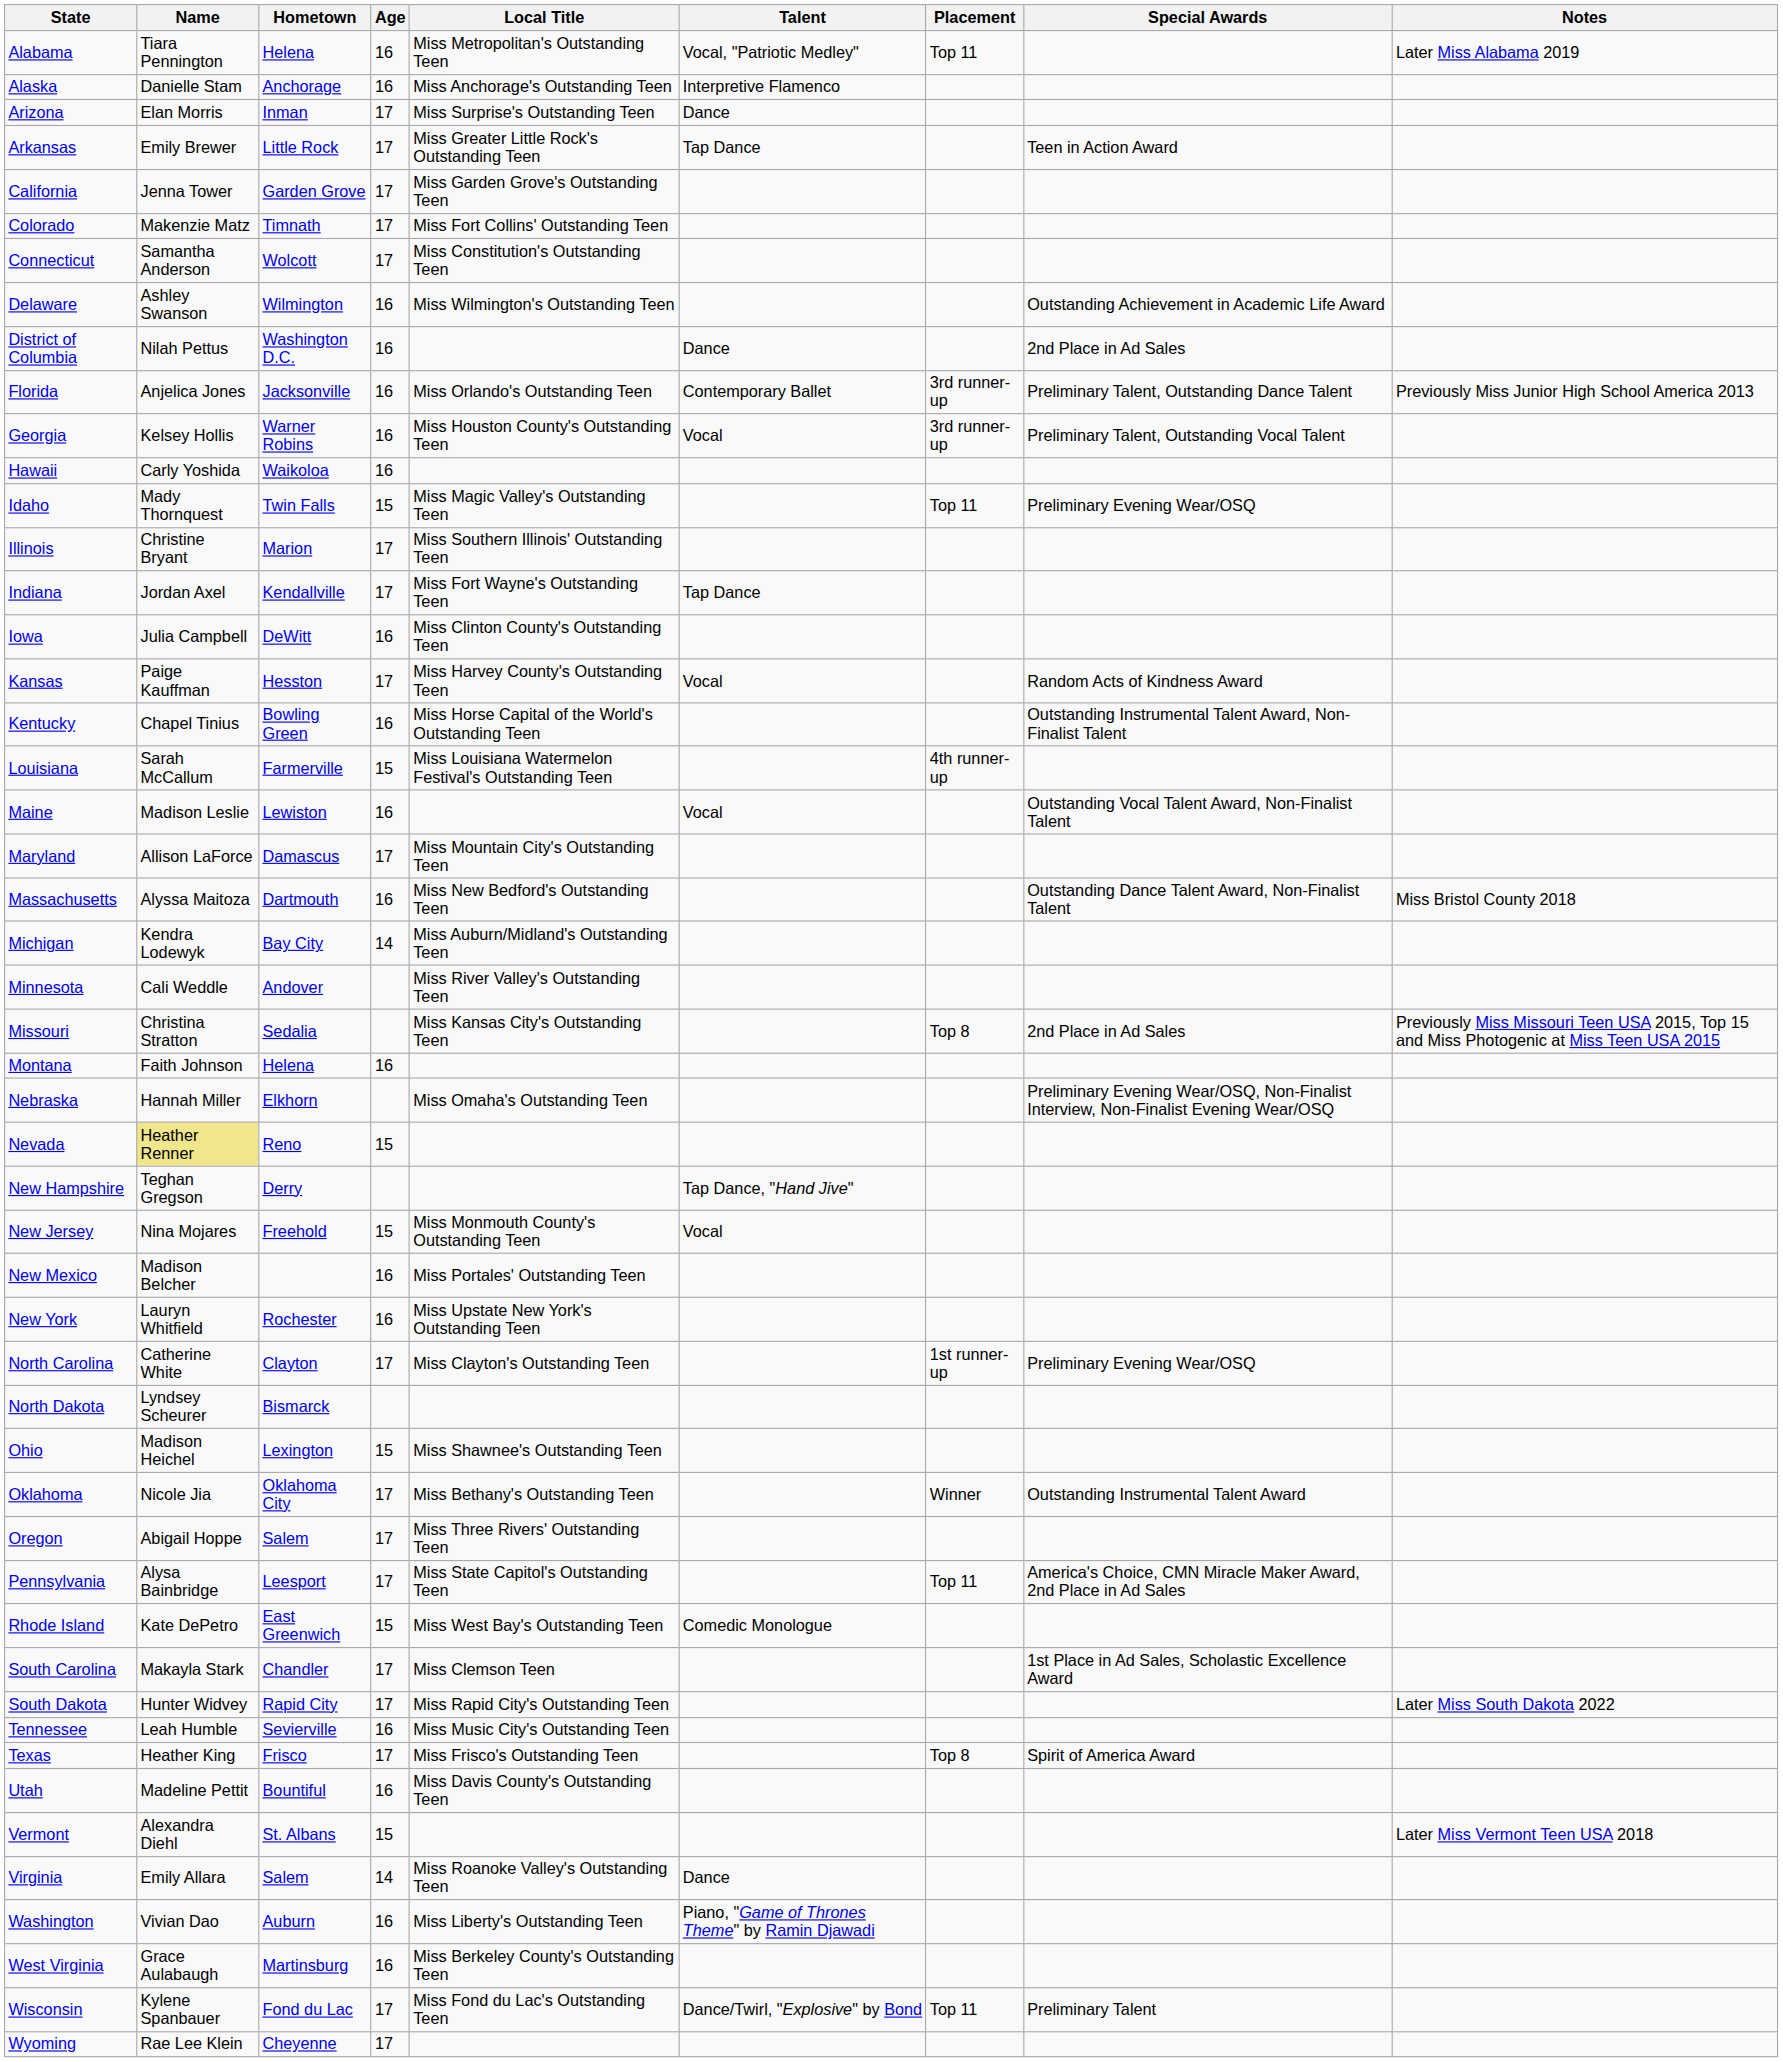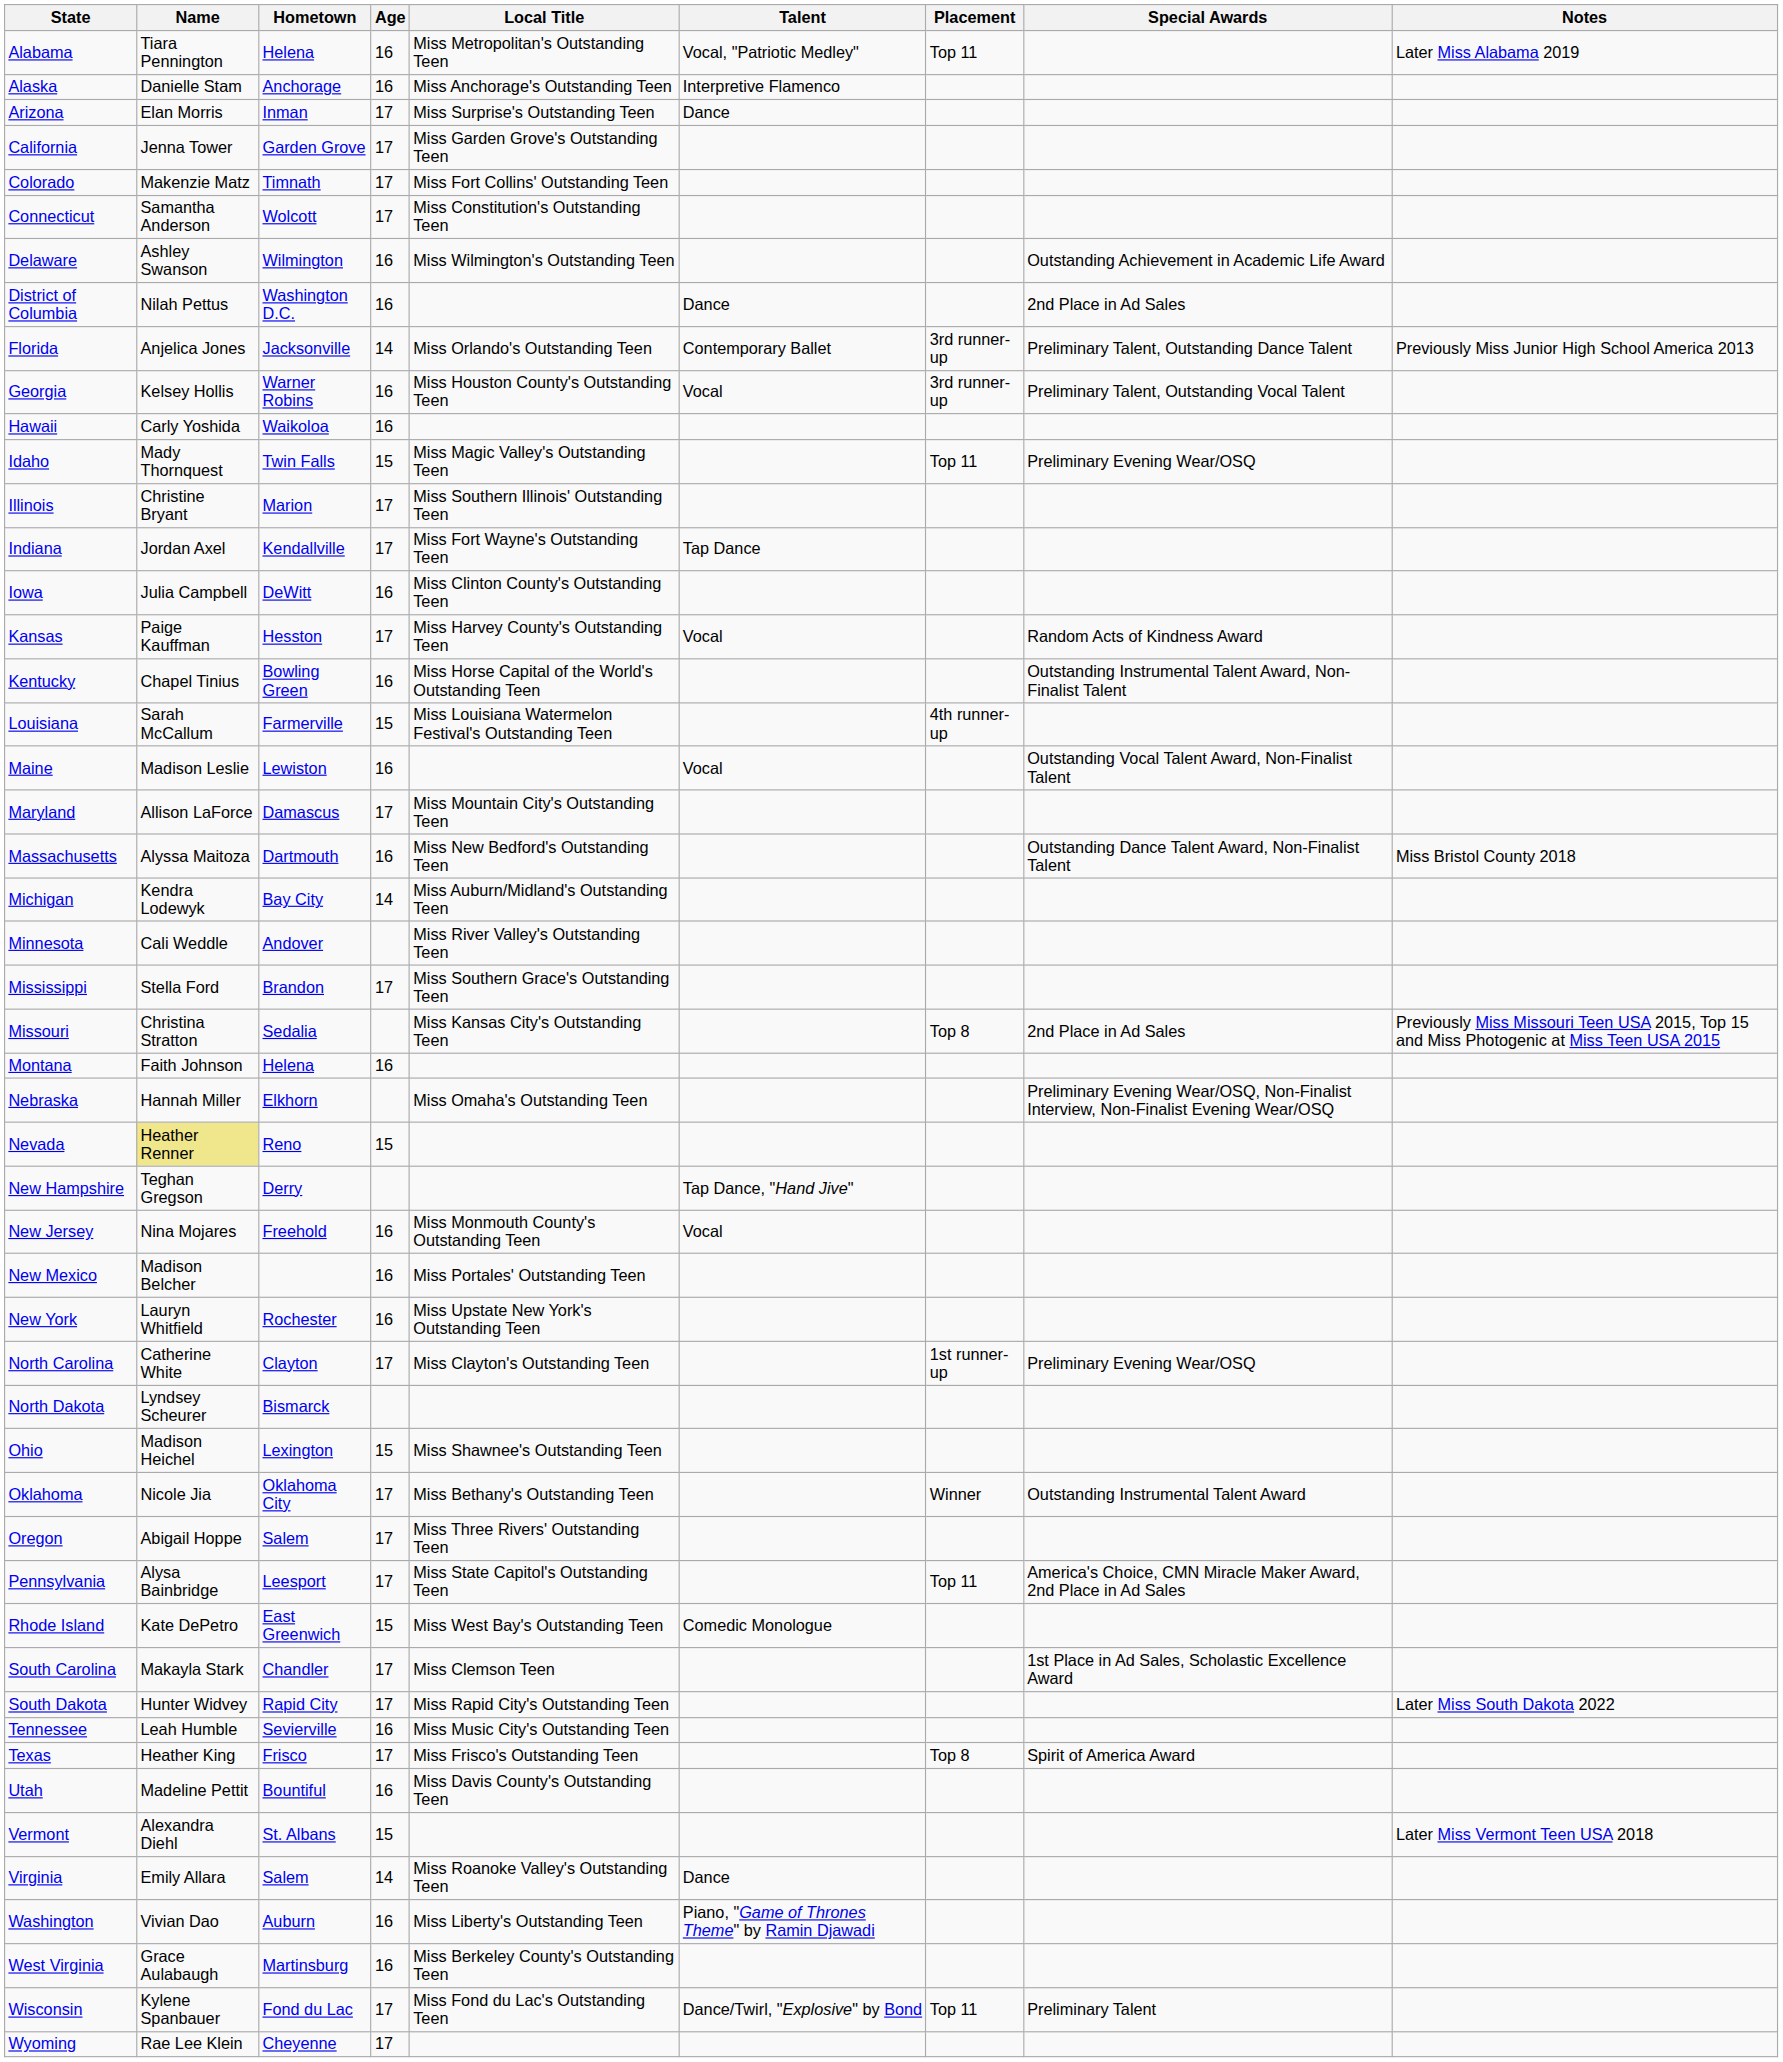- row: (42, 148)
(384, 392) 16 -> (384, 349) 14
+ row: (48, 987)
(384, 1232) 15 -> (384, 1232) 16
